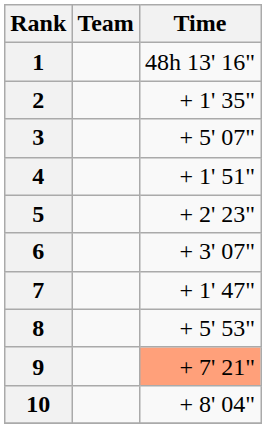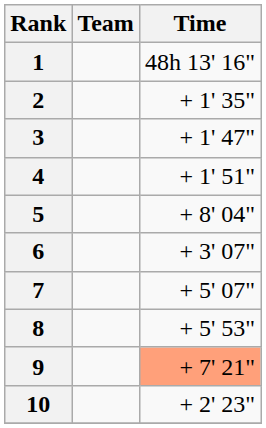(217, 137) + 5' 07" -> (217, 137) + 1' 47"
(217, 213) + 2' 23" -> (217, 213) + 8' 04"
(217, 289) + 1' 47" -> (217, 289) + 5' 07"
(217, 404) + 8' 04" -> (217, 404) + 2' 23"
